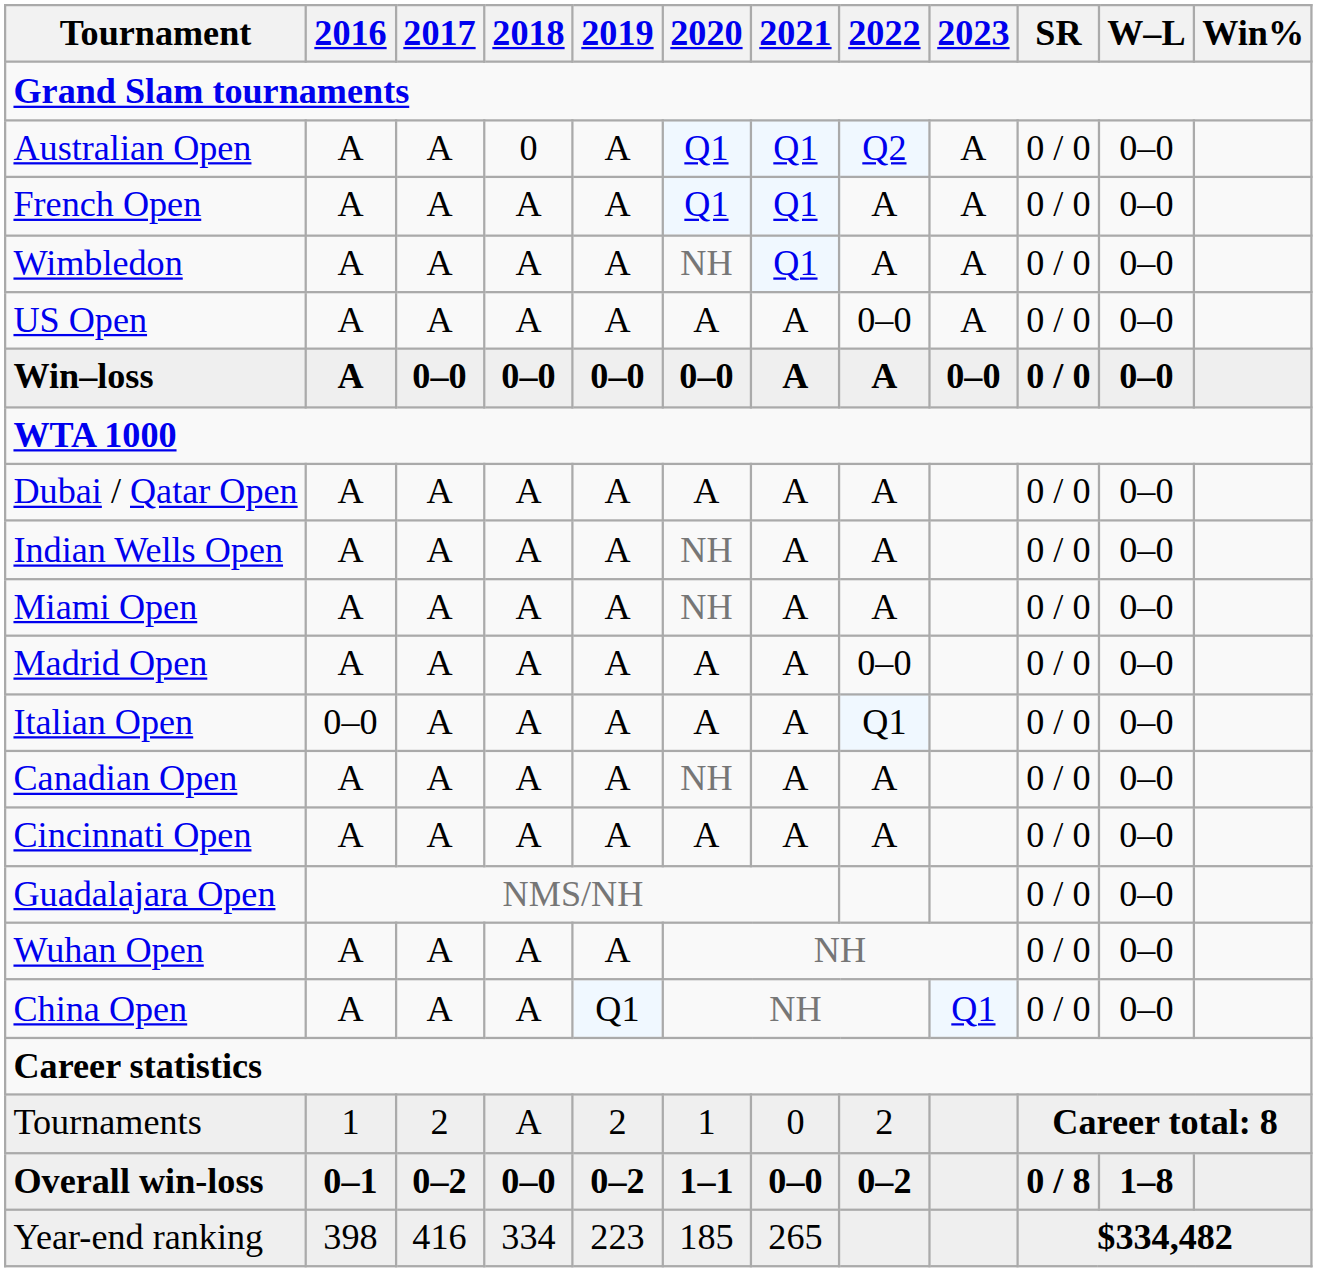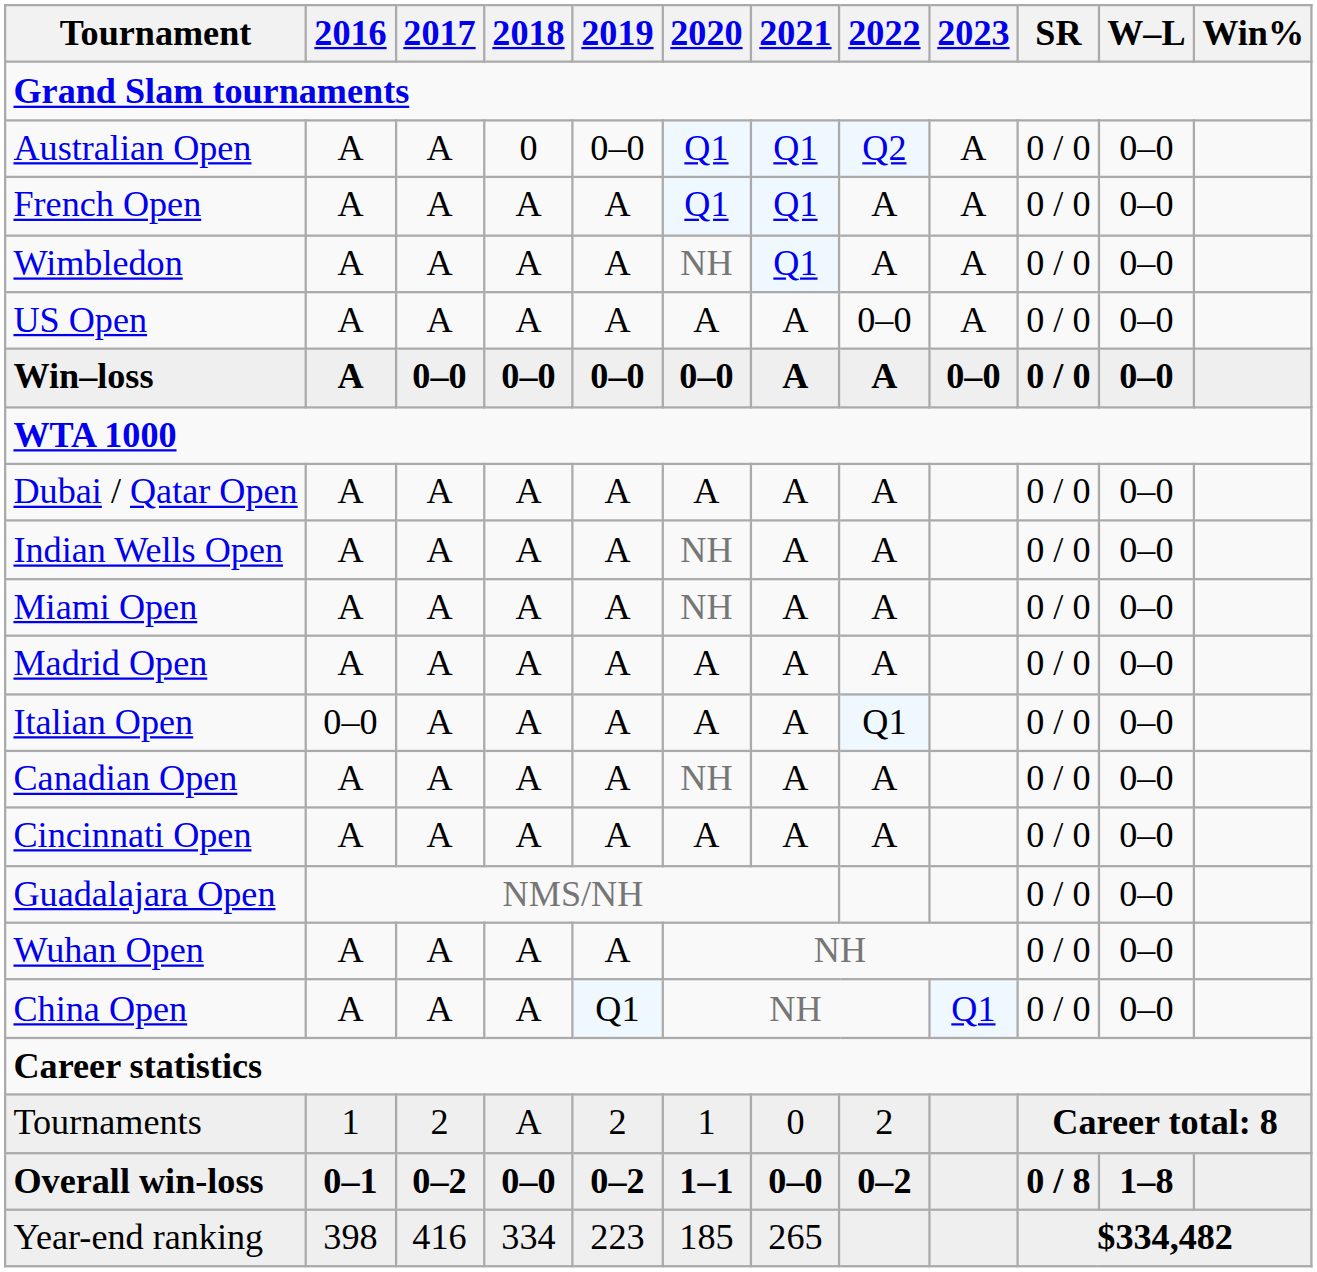(617, 147) A -> (617, 147) 0–0
(884, 663) 0–0 -> (884, 663) A
